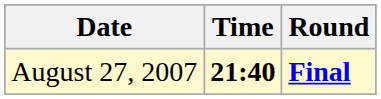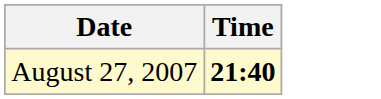- column: (329, 26)
